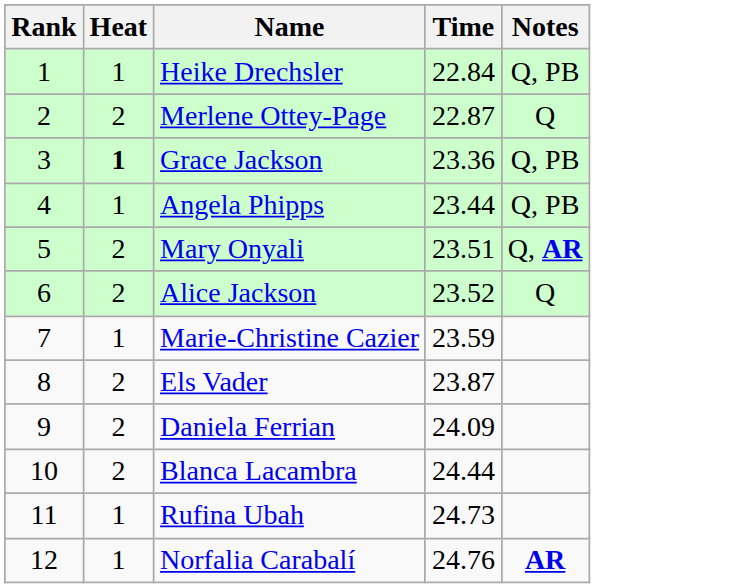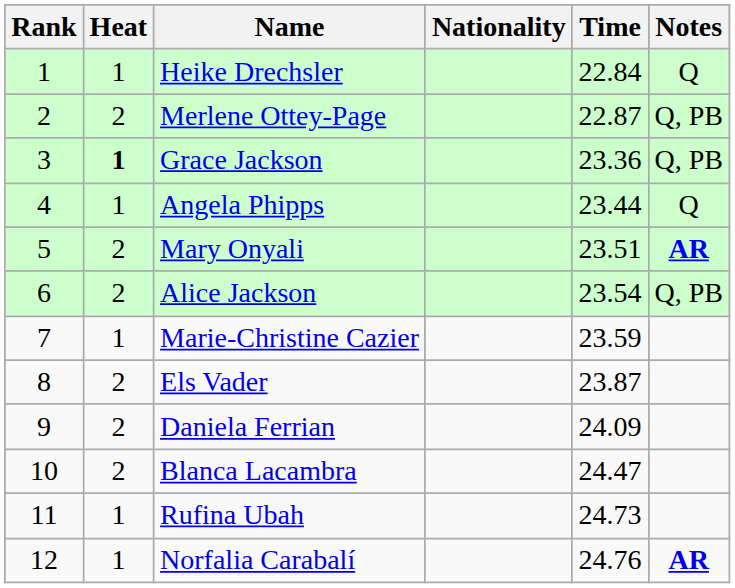+ column: (499, 26)
(545, 71) Q, PB -> (689, 71) Q
(545, 115) Q -> (689, 115) Q, PB
(545, 204) Q, PB -> (689, 204) Q
(545, 248) Q, AR -> (689, 248) AR
(463, 293) 23.52 -> (610, 293) 23.54
(545, 293) Q -> (689, 293) Q, PB
(463, 470) 24.44 -> (610, 470) 24.47
